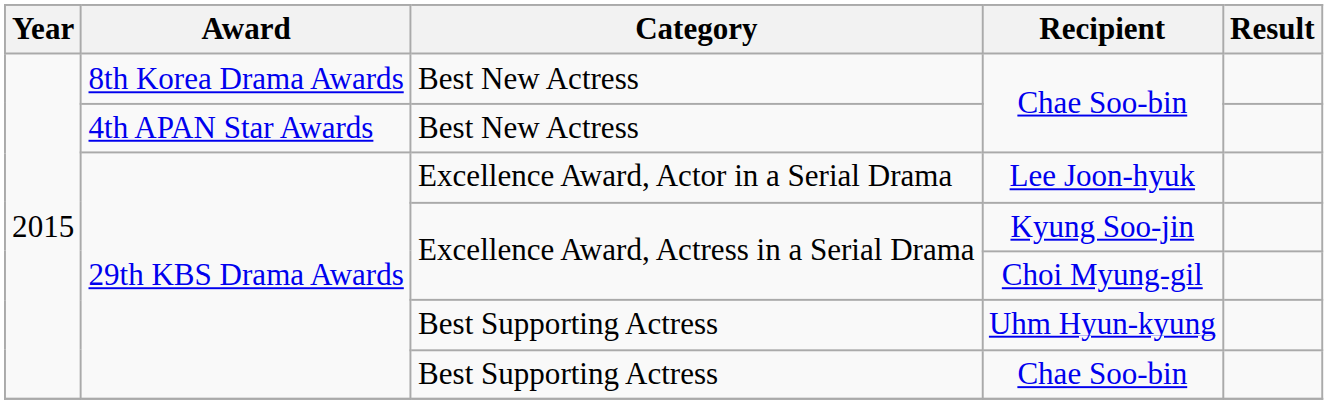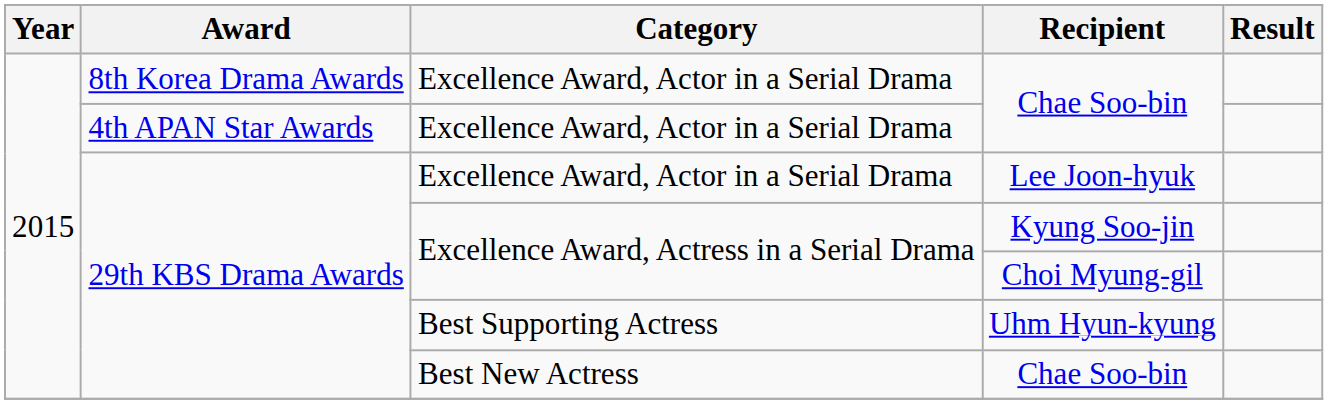(528, 78) Best New Actress -> (685, 78) Excellence Award, Actor in a Serial Drama
(528, 127) Best New Actress -> (685, 127) Excellence Award, Actor in a Serial Drama
(568, 373) Best Supporting Actress -> (528, 373) Best New Actress
